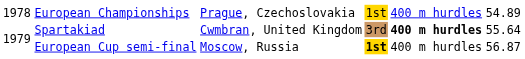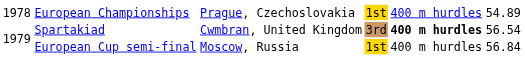(503, 30) 55.64 -> (503, 30) 56.54
(376, 47) bold -> (376, 47) normal
(503, 47) 56.87 -> (503, 47) 56.84
